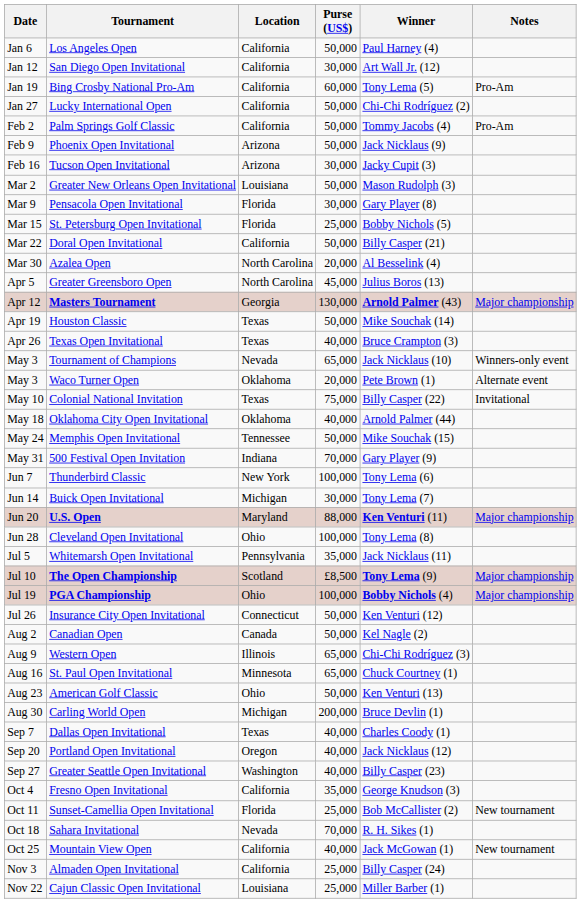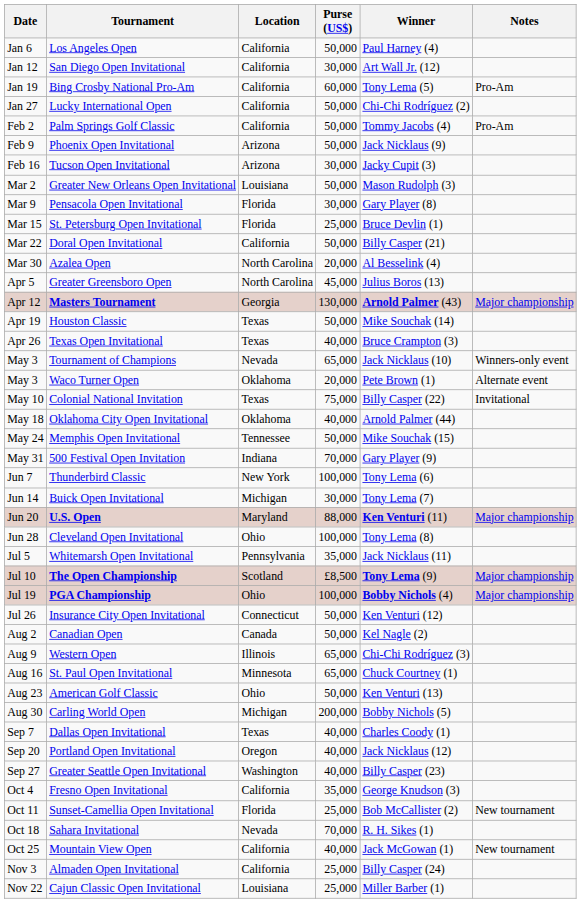(407, 223) Bobby Nichols (5) -> (403, 223) Bruce Devlin (1)
(403, 712) Bruce Devlin (1) -> (407, 712) Bobby Nichols (5)
